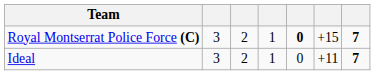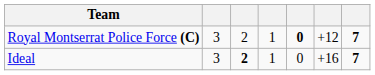(328, 37) +15 -> (328, 37) +12
(244, 59) normal -> (244, 59) bold
(328, 59) +11 -> (328, 59) +16
